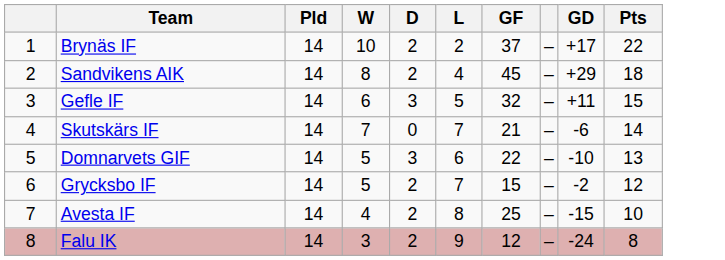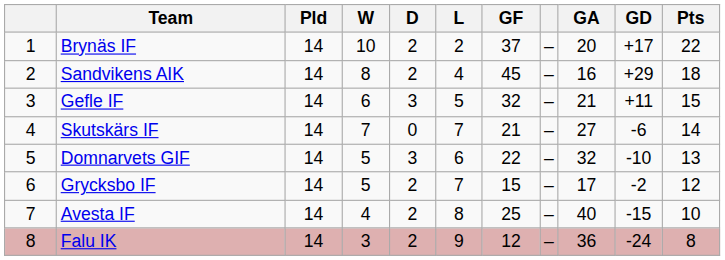+ column: (587, 18)
